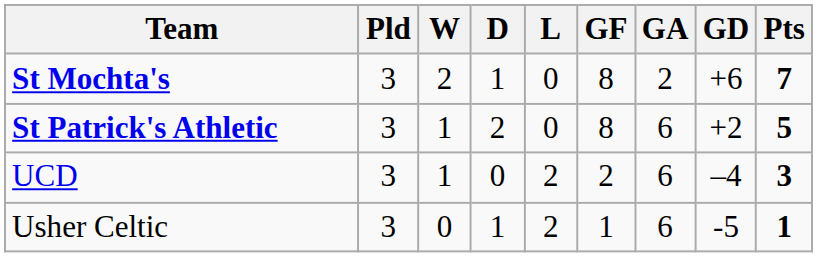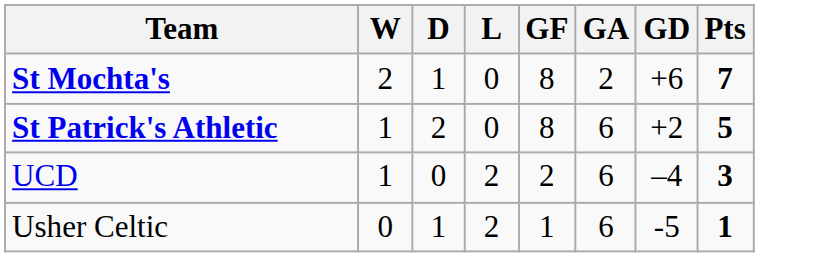- column: (388, 29)
